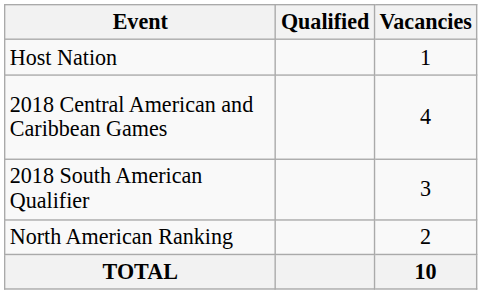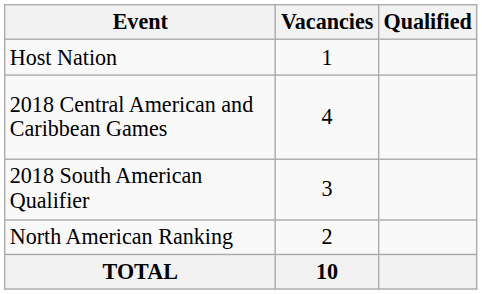columns swapped: (426, 22) <-> (325, 22)
